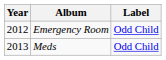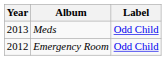rows swapped: (71, 30) <-> (45, 47)
